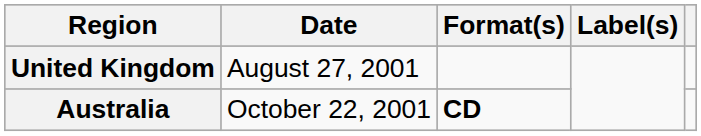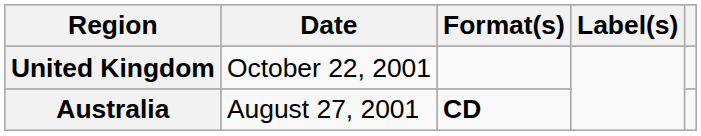(323, 67) August 27, 2001 -> (329, 67) October 22, 2001
(329, 109) October 22, 2001 -> (323, 109) August 27, 2001
